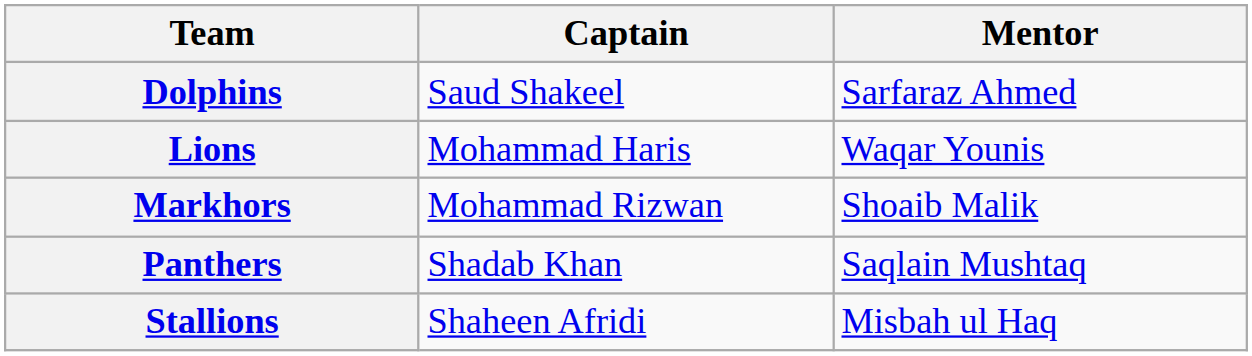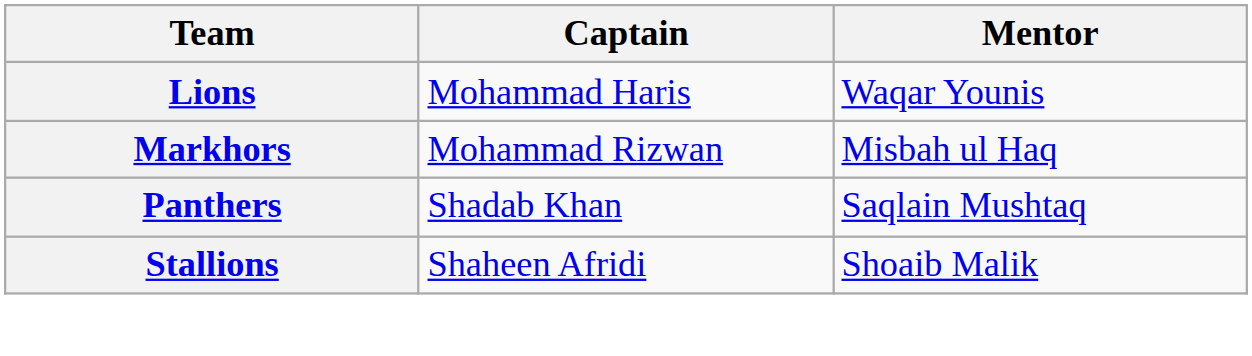- row: (212, 90)
(940, 206) Shoaib Malik -> (949, 148) Misbah ul Haq
(949, 321) Misbah ul Haq -> (940, 263) Shoaib Malik
